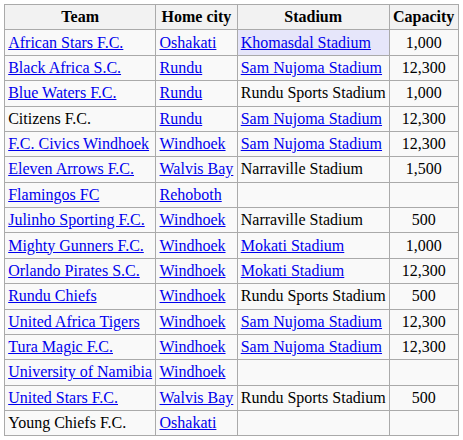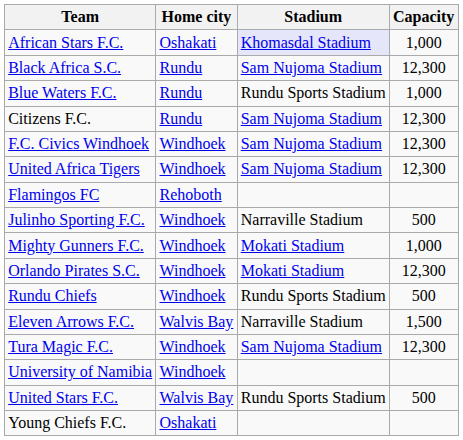rows swapped: (71, 169) <-> (74, 321)
